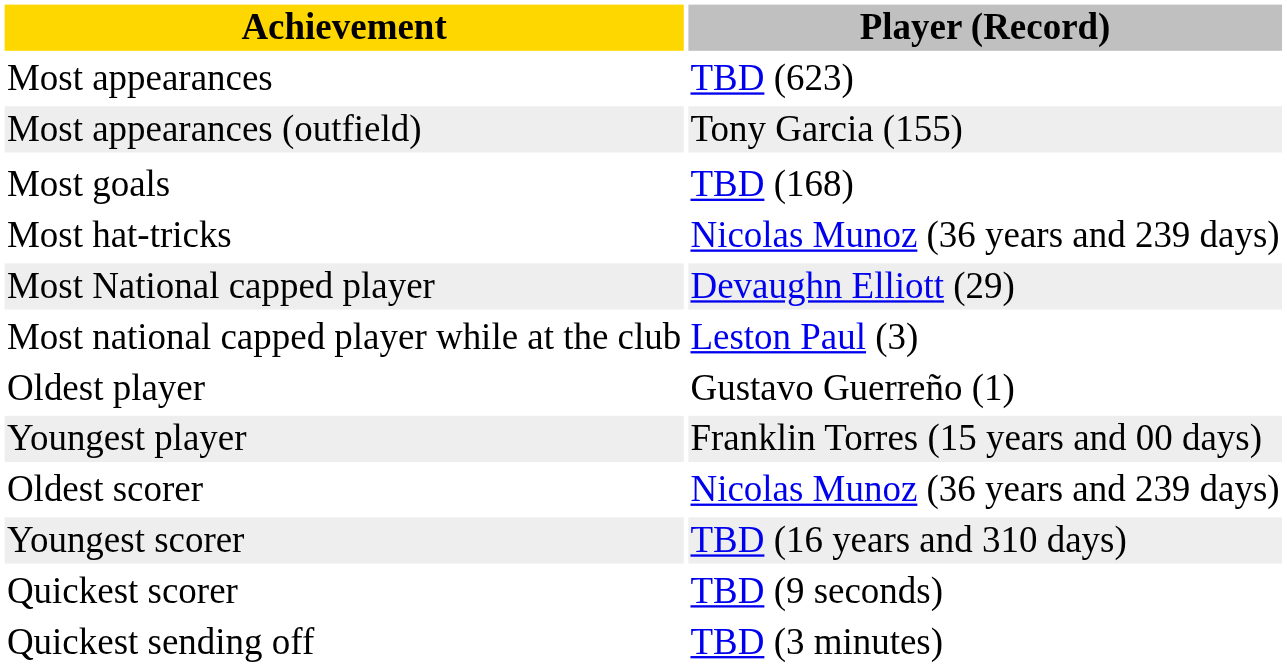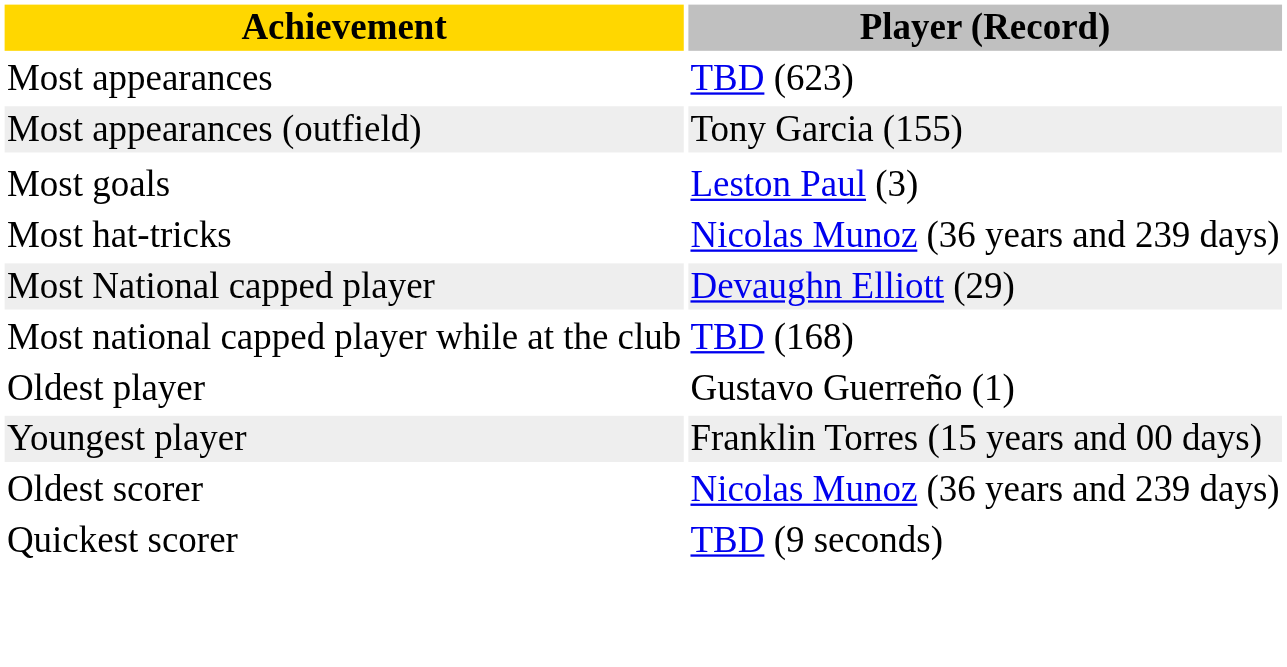(772, 184) TBD (168) -> (804, 184) Leston Paul (3)
(804, 336) Leston Paul (3) -> (772, 336) TBD (168)
- row: (126, 539)
- row: (161, 641)
